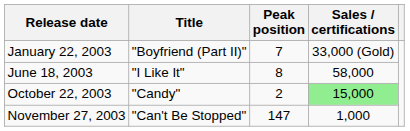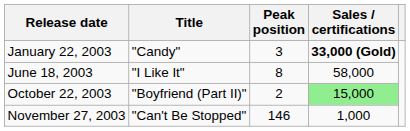(189, 51) "Boyfriend (Part II)" -> (156, 51) "Candy"
(279, 51) 7 -> (279, 51) 3
(353, 51) normal -> (353, 51) bold
(156, 94) "Candy" -> (189, 94) "Boyfriend (Part II)"
(279, 115) 147 -> (279, 115) 146
